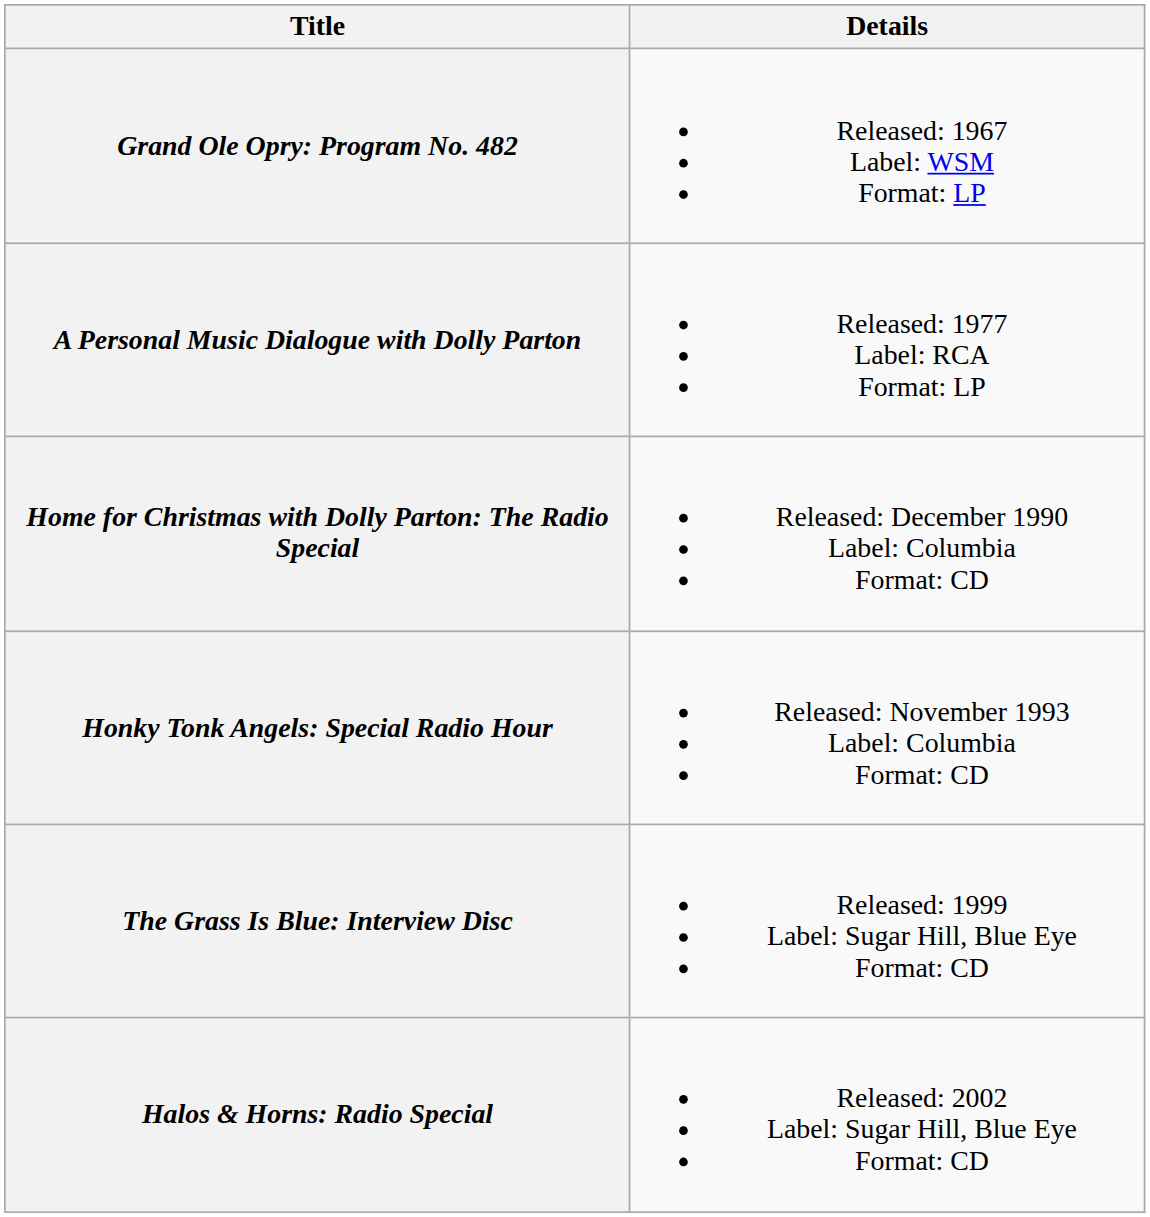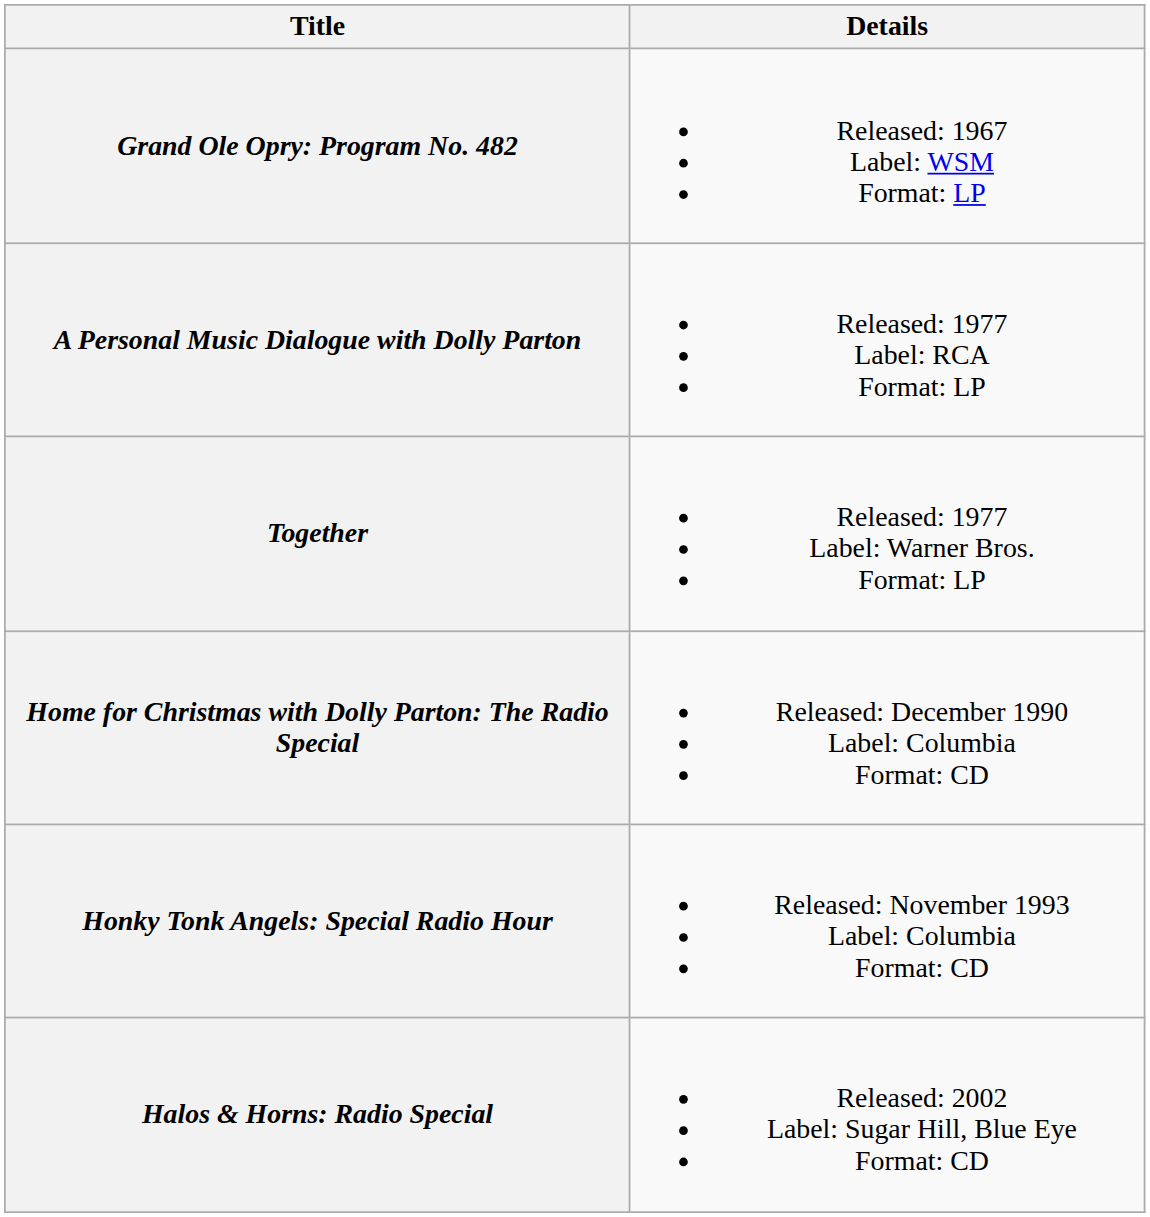+ row: (318, 533)
- row: (318, 920)
